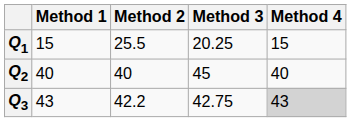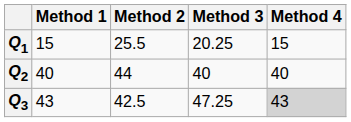(123, 73) 40 -> (123, 73) 44
(201, 73) 45 -> (201, 73) 40
(130, 102) 42.2 -> (130, 102) 42.5
(213, 102) 42.75 -> (213, 102) 47.25
